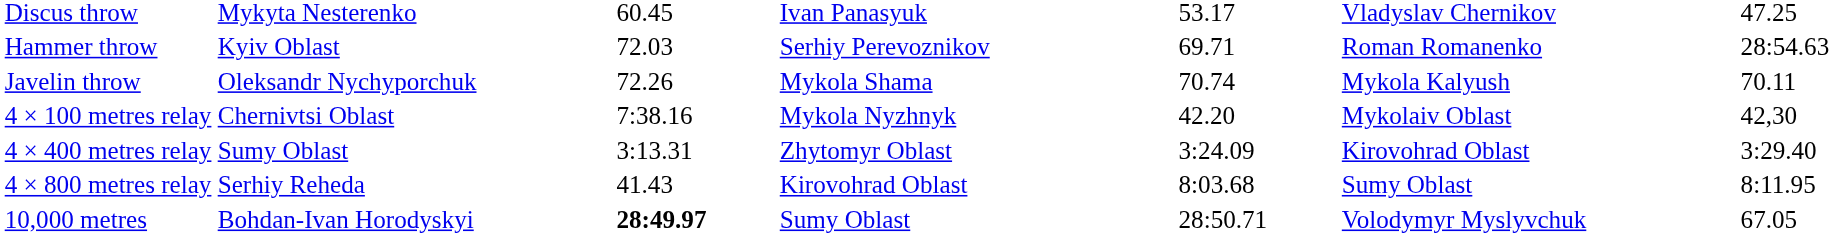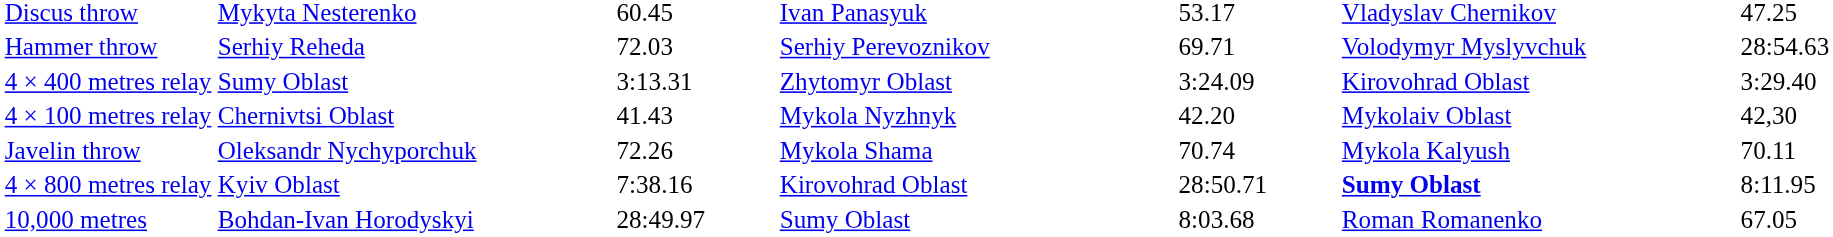(279, 47) Kyiv Oblast -> (291, 47) Serhiy Reheda
(1442, 47) Roman Romanenko -> (1464, 47) Volodymyr Myslyvchuk
rows swapped: (73, 81) <-> (108, 150)
(655, 116) 7:38.16 -> (645, 116) 41.43
(291, 185) Serhiy Reheda -> (279, 185) Kyiv Oblast
(645, 185) 41.43 -> (655, 185) 7:38.16
(1217, 185) 8:03.68 -> (1223, 185) 28:50.71
(1407, 185) normal -> (1411, 185) bold
(661, 219) bold -> (661, 219) normal
(1223, 219) 28:50.71 -> (1217, 219) 8:03.68
(1464, 219) Volodymyr Myslyvchuk -> (1442, 219) Roman Romanenko
